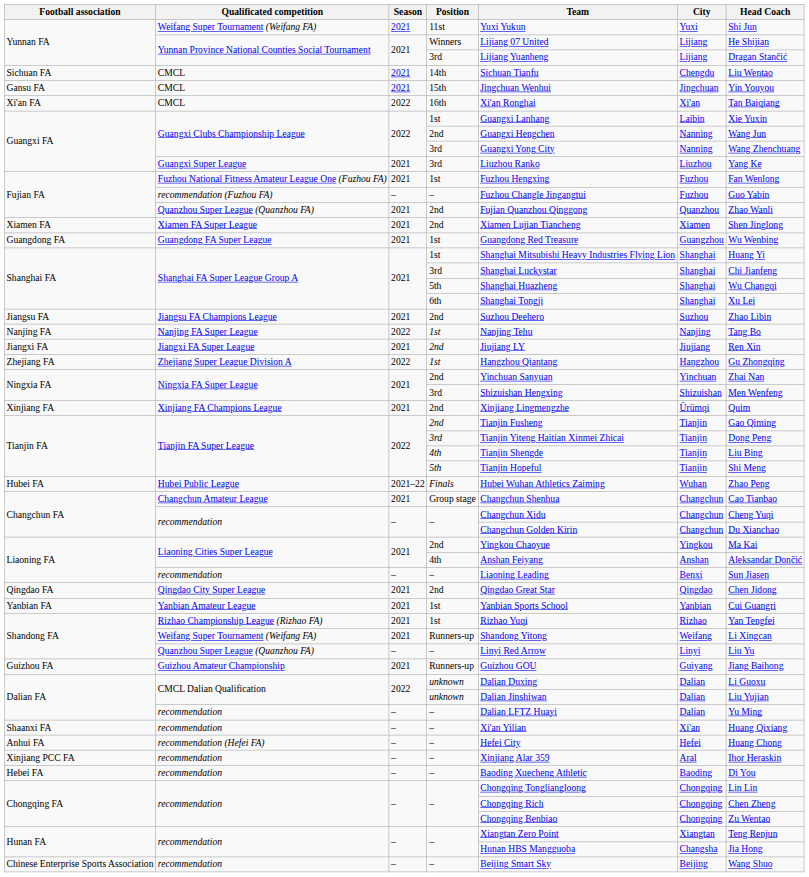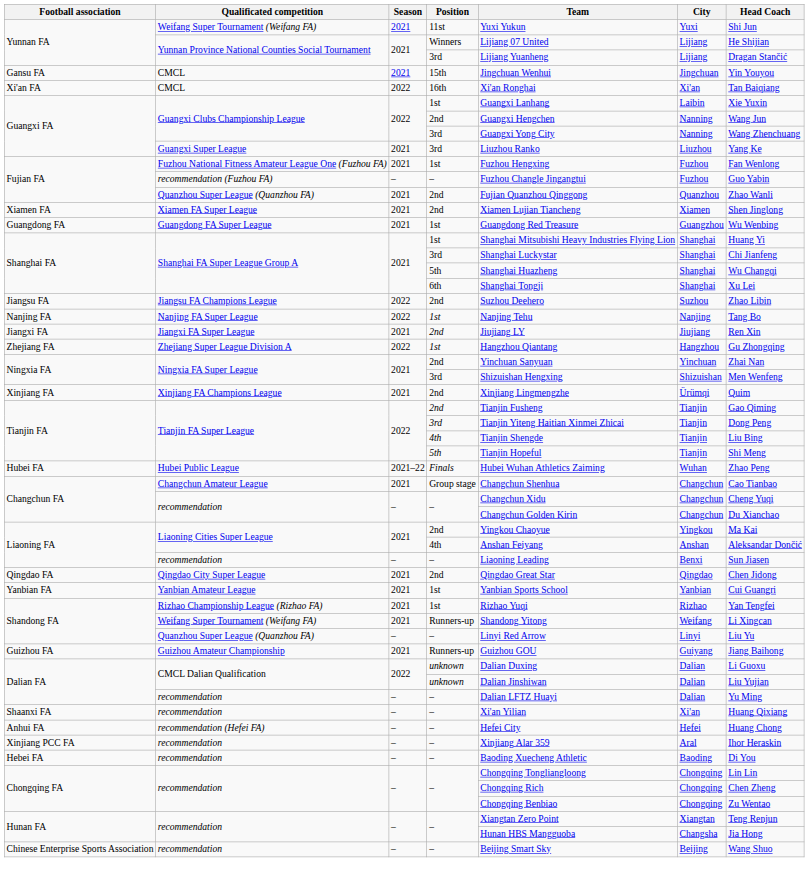- row: (29, 73)
(401, 316) 2021 -> (401, 301) 2022
